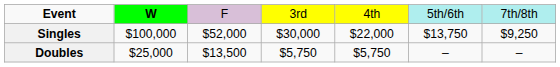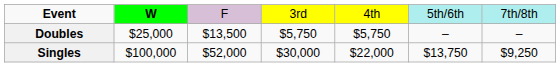rows swapped: (59, 33) <-> (59, 53)
